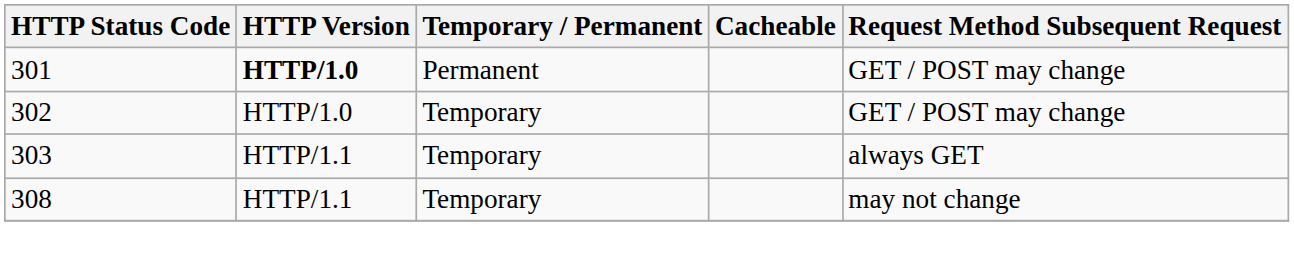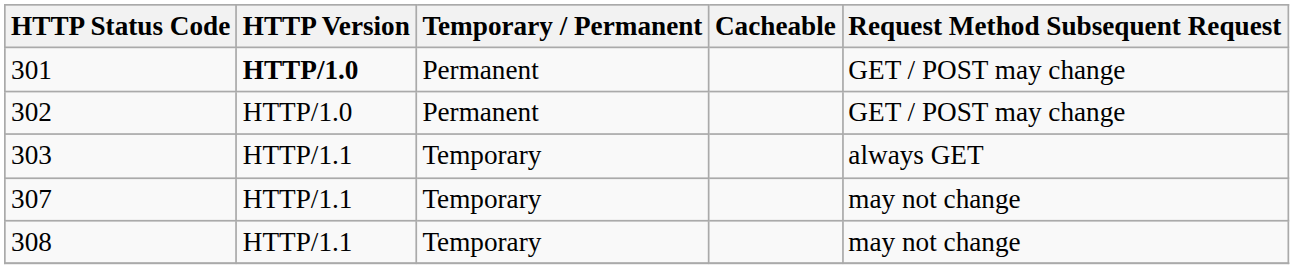(482, 112) Temporary -> (481, 112) Permanent
+ row: (32, 198)
